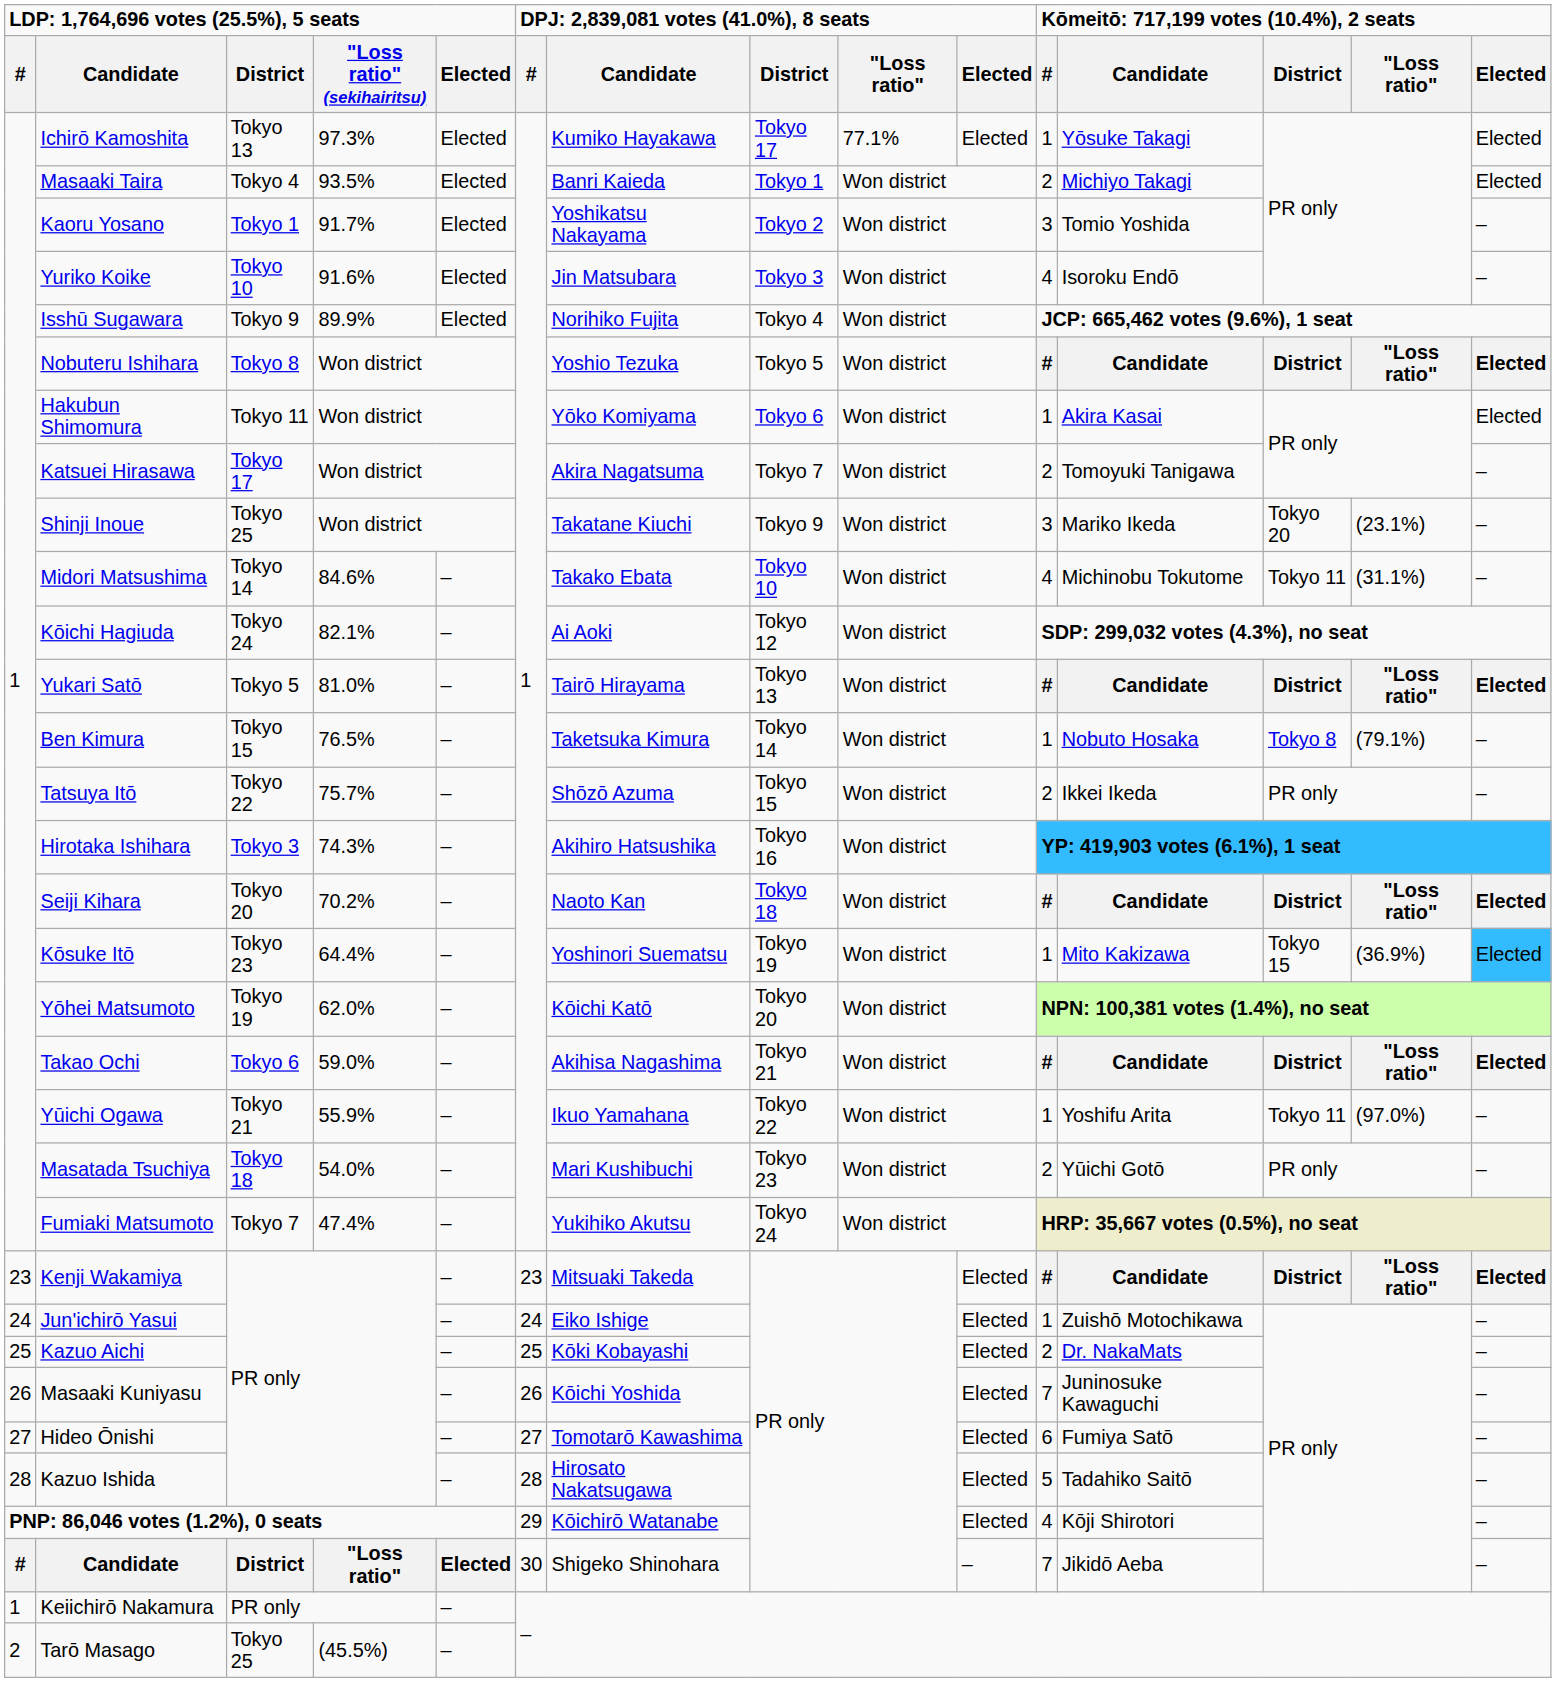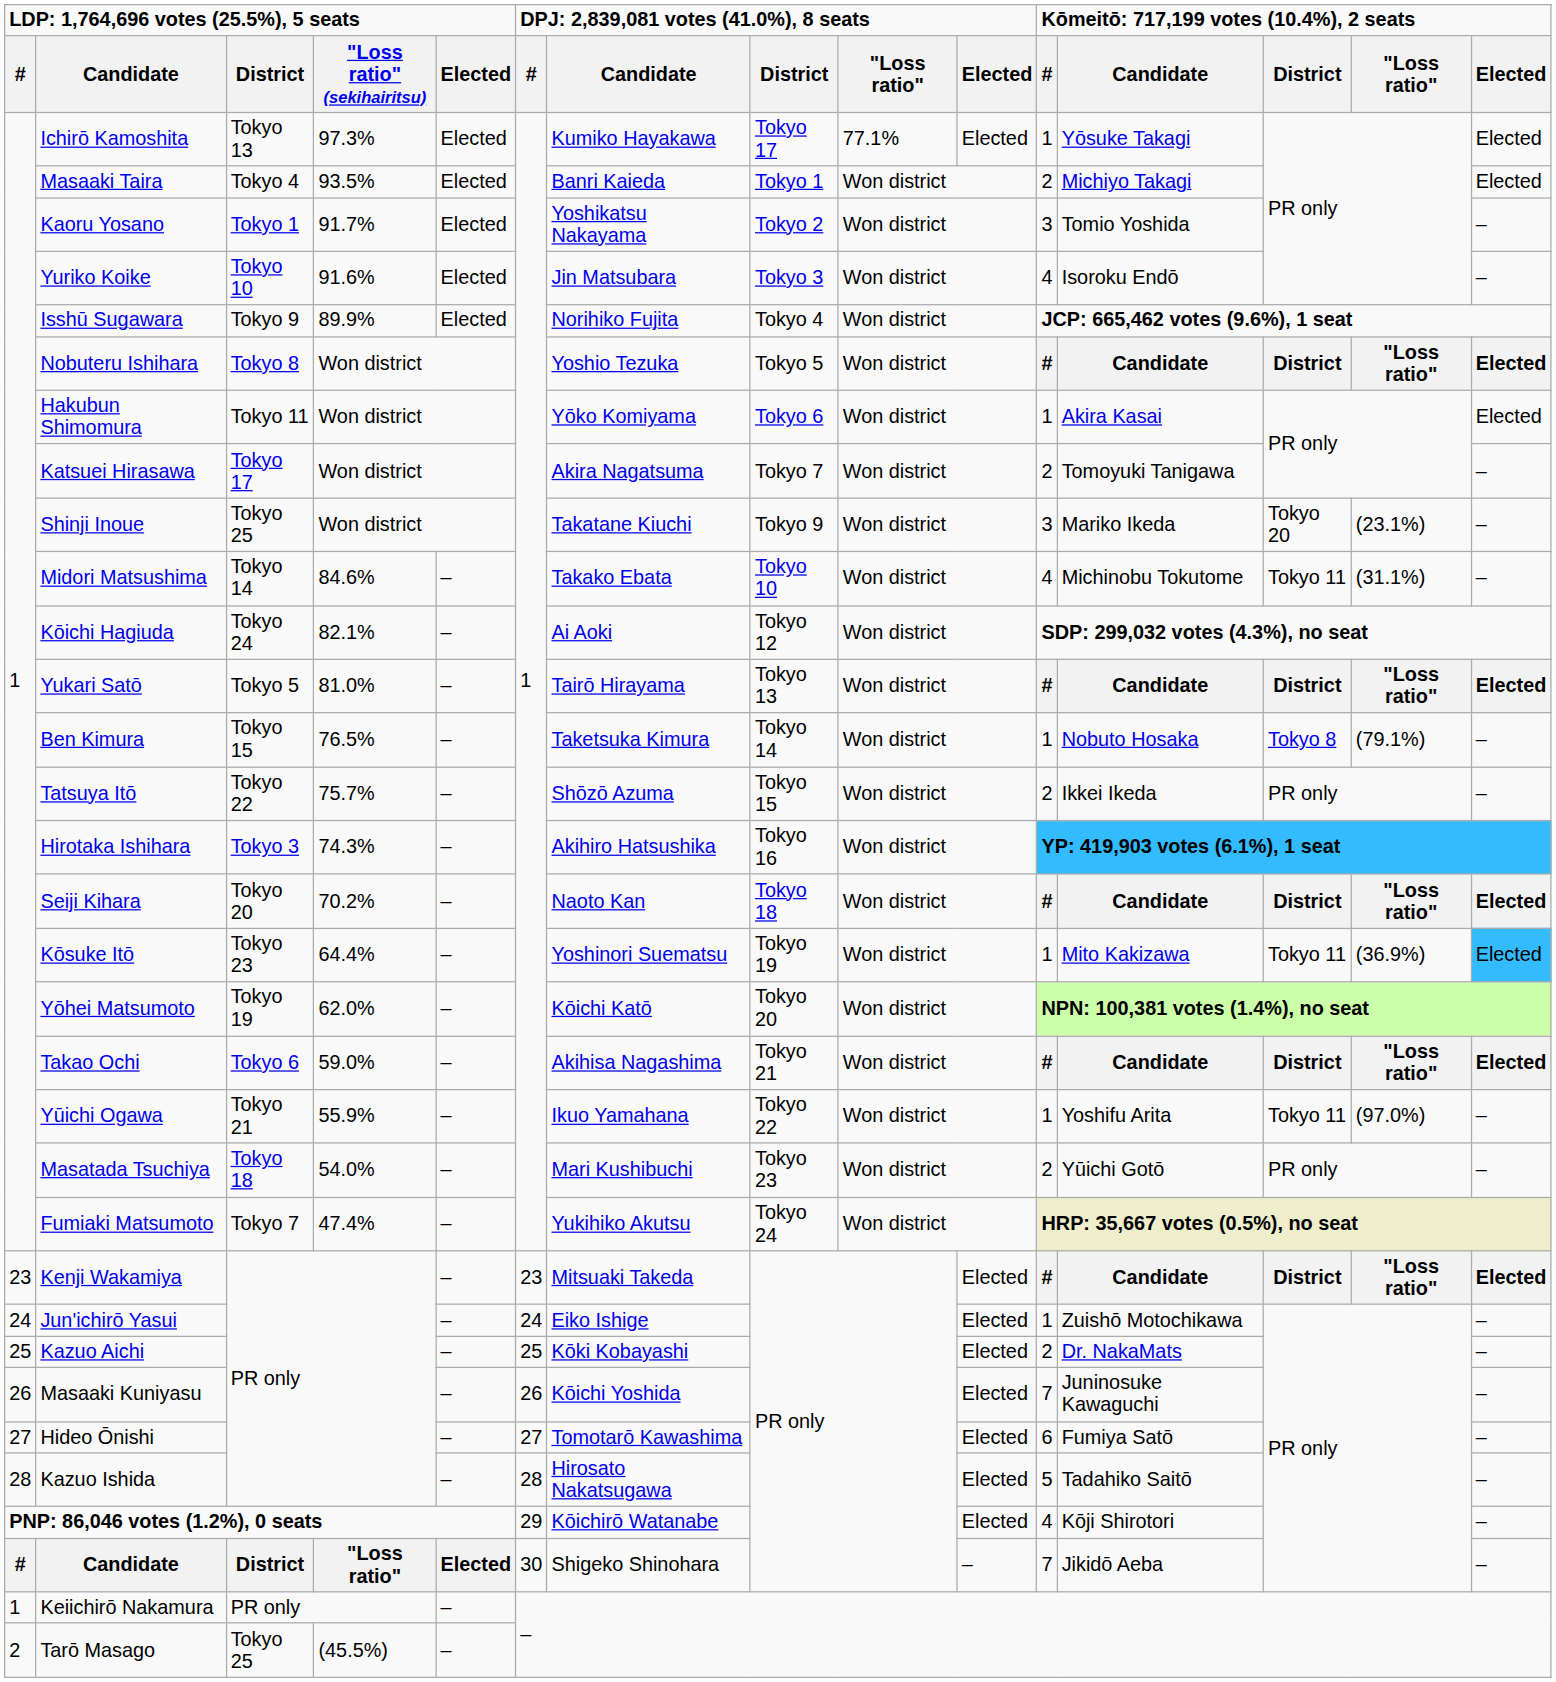(1294, 954) Tokyo 15 -> (1307, 954) Tokyo 11
